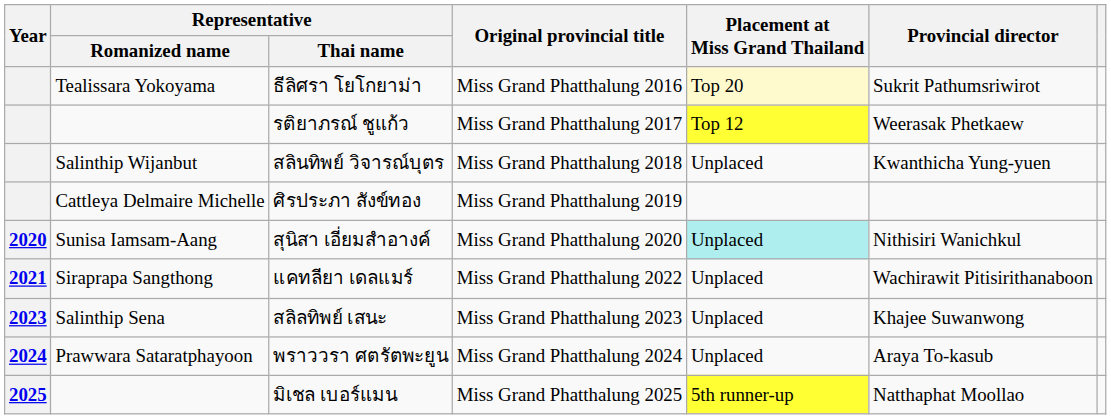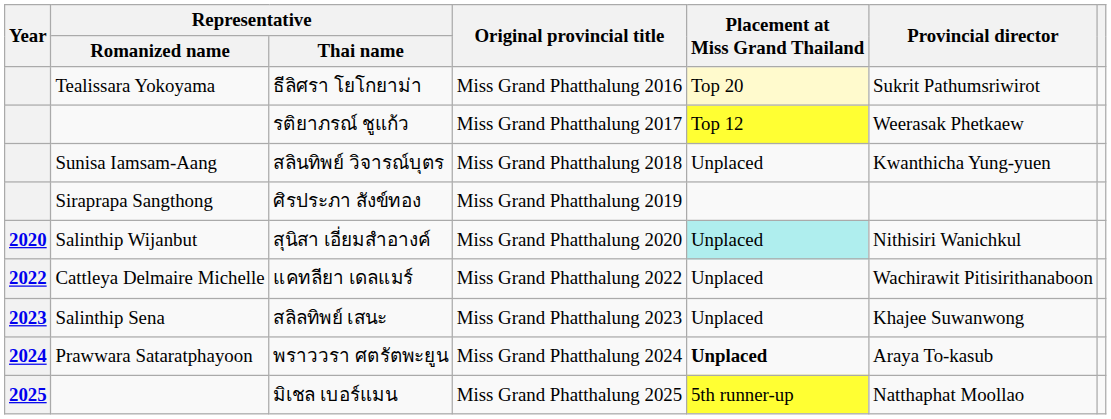(126, 163) Salinthip Wijanbut -> (136, 163) Sunisa Iamsam-Aang
(160, 201) Cattleya Delmaire Michelle -> (134, 201) Siraprapa Sangthong
(136, 240) Sunisa Iamsam-Aang -> (126, 240) Salinthip Wijanbut
(28, 278) 2021 -> (28, 278) 2022
(134, 278) Siraprapa Sangthong -> (160, 278) Cattleya Delmaire Michelle
(727, 355) normal -> (729, 355) bold
